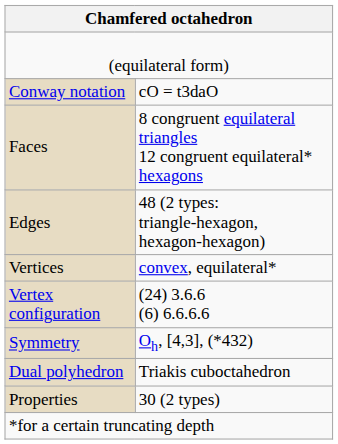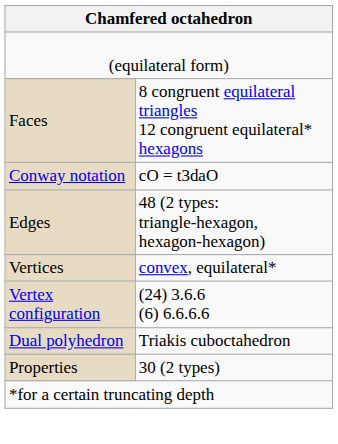rows swapped: (67, 91) <-> (28, 147)
- row: (44, 342)
